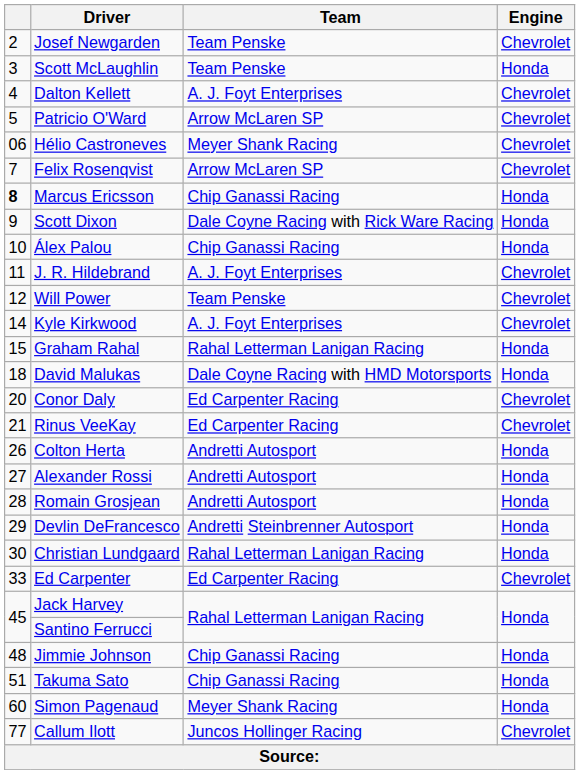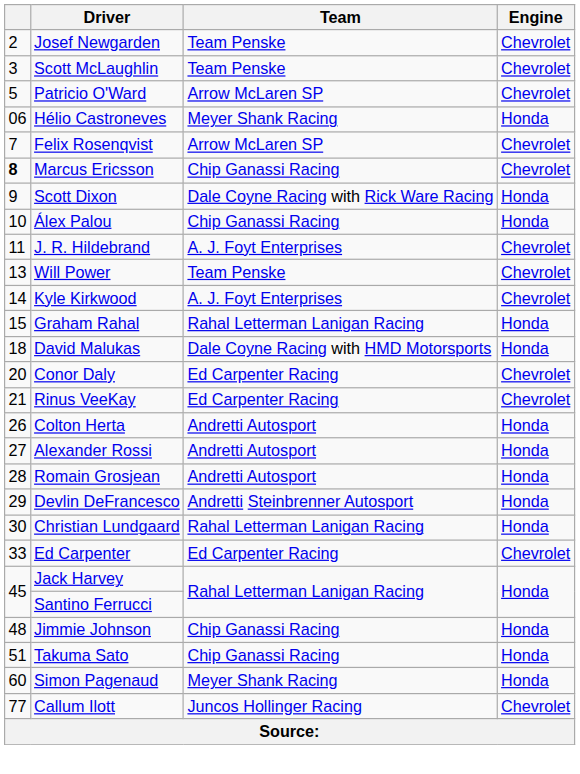(525, 68) Honda -> (536, 68) Chevrolet
- row: (82, 93)
(536, 144) Chevrolet -> (525, 119) Honda
(525, 196) Honda -> (536, 170) Chevrolet
(17, 298) 12 -> (17, 272) 13
